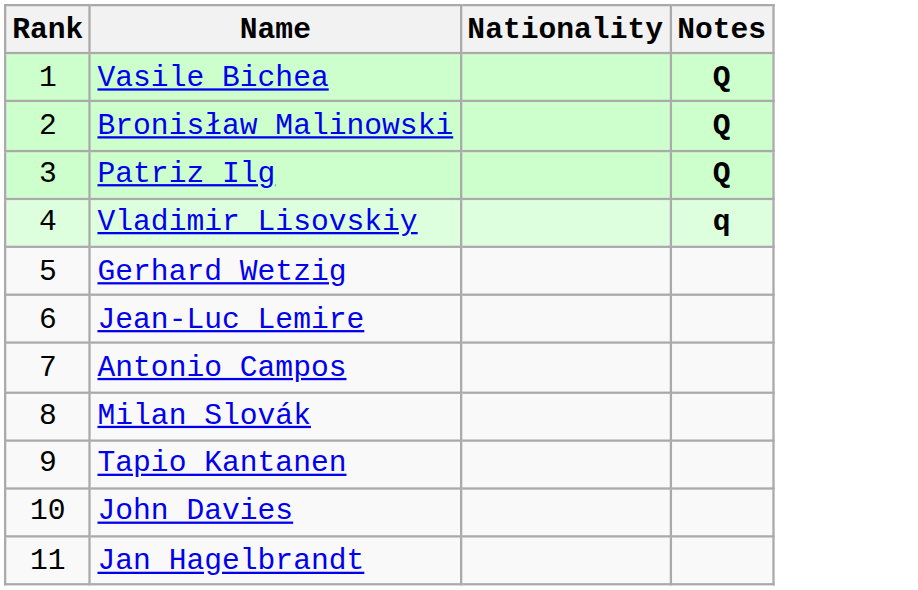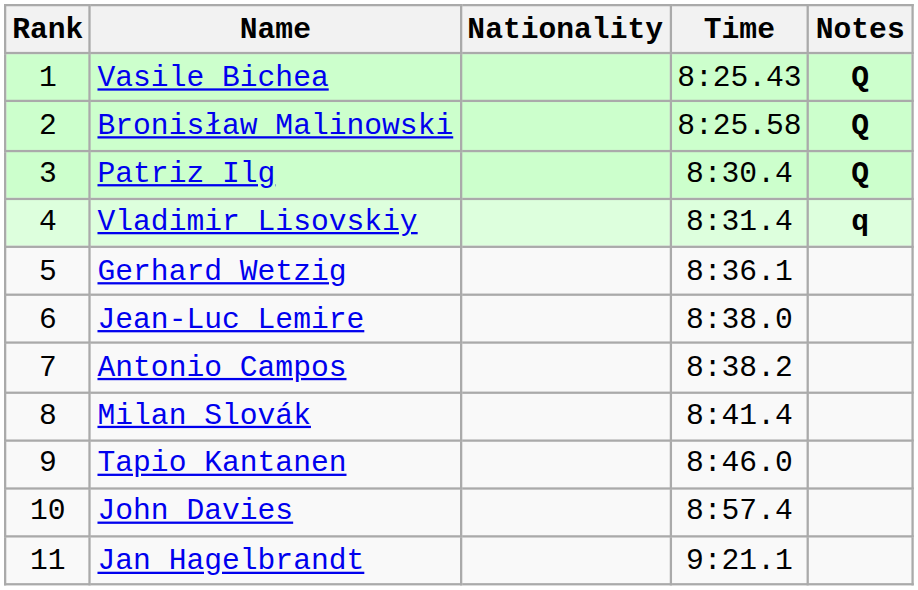+ column: (739, 29)
